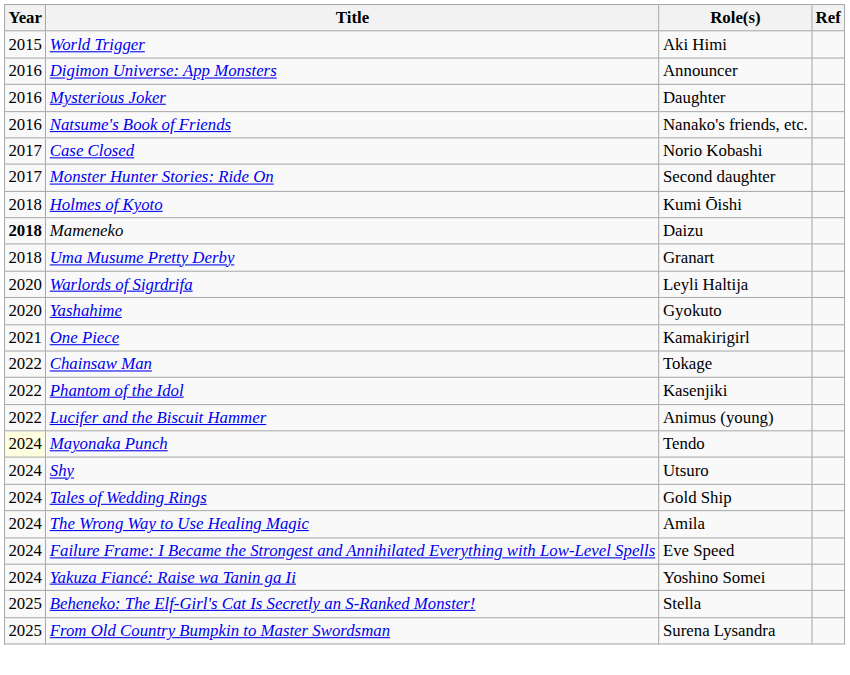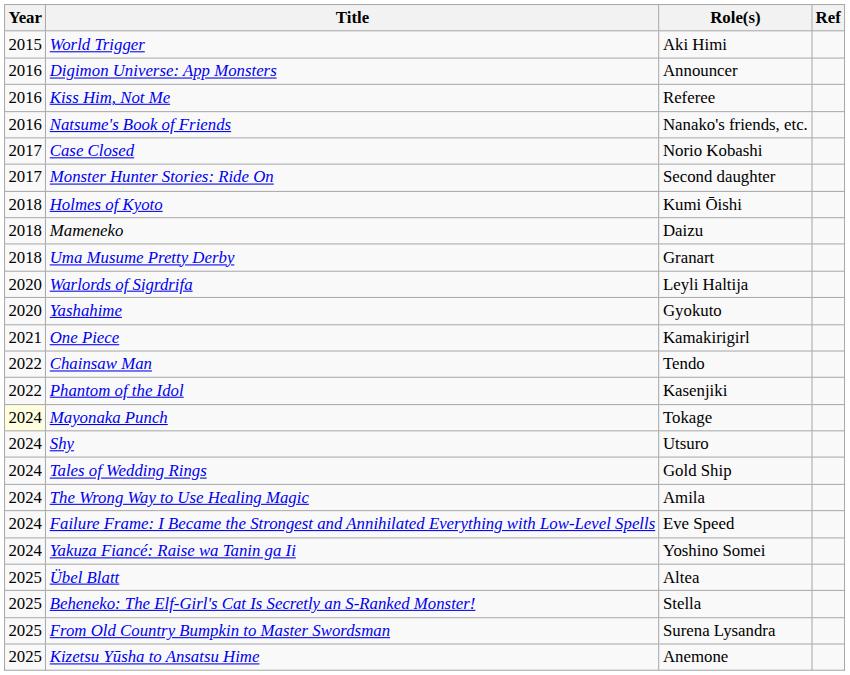+ row: (110, 97)
- row: (108, 97)
(25, 230) bold -> (25, 230) normal
(688, 364) Tokage -> (684, 364) Tendo
- row: (158, 417)
(684, 444) Tendo -> (688, 417) Tokage
+ row: (85, 577)
+ row: (155, 657)
